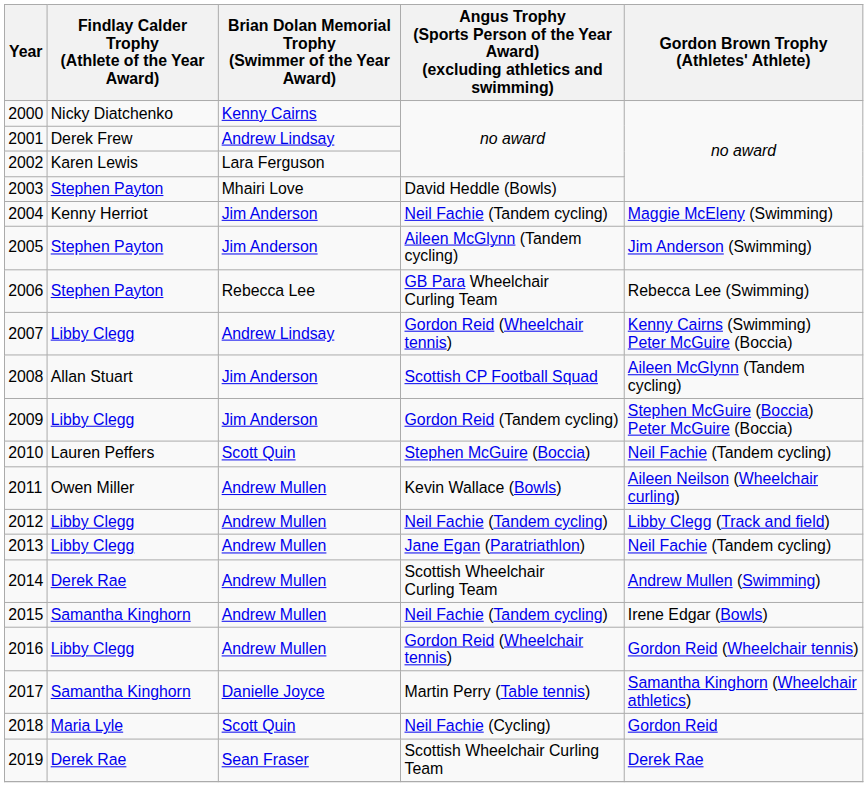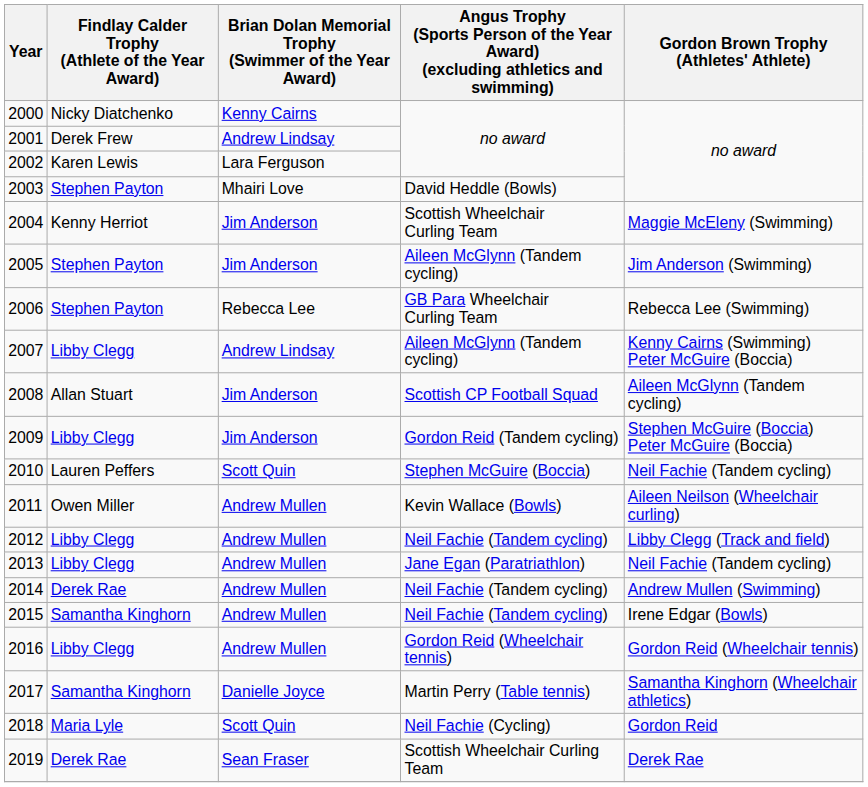(506, 213) Neil Fachie (Tandem cycling) -> (474, 222) Scottish Wheelchair Curling Team
(494, 333) Gordon Reid (Wheelchair tennis) -> (493, 351) Aileen McGlynn (Tandem cycling)
(474, 580) Scottish Wheelchair Curling Team -> (506, 589) Neil Fachie (Tandem cycling)
